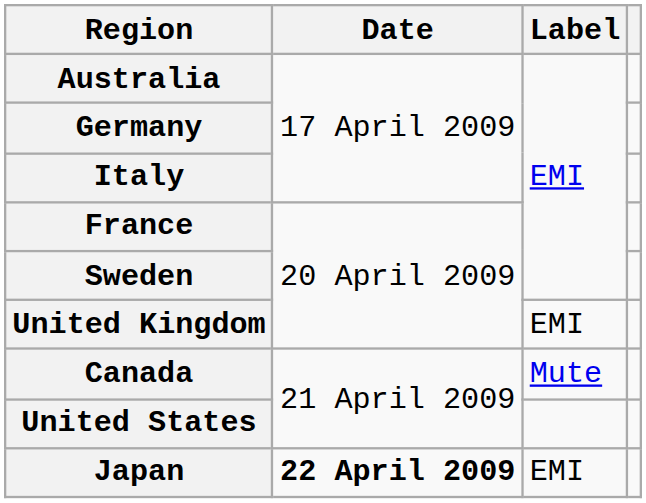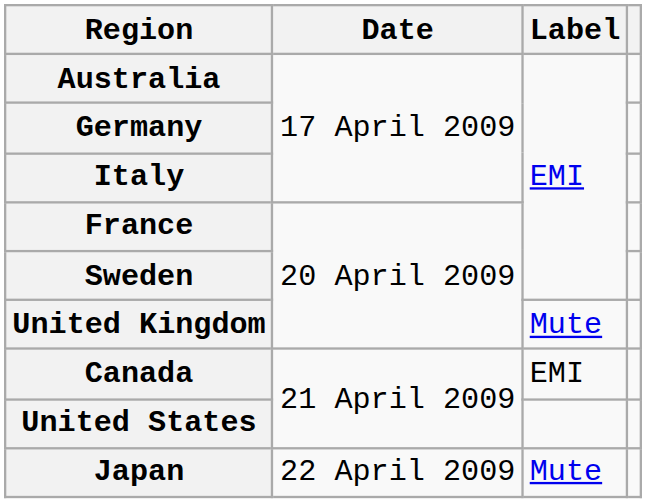(557, 325) EMI -> (566, 325) Mute
(566, 374) Mute -> (557, 374) EMI
(398, 472) bold -> (398, 472) normal
(557, 472) EMI -> (566, 472) Mute
